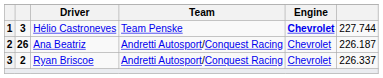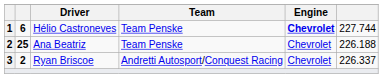(23, 29) 3 -> (23, 29) 6
(23, 45) 26 -> (23, 45) 25
(202, 45) Andretti Autosport/Conquest Racing -> (152, 45) Team Penske
(358, 45) 226.187 -> (358, 45) 226.188
